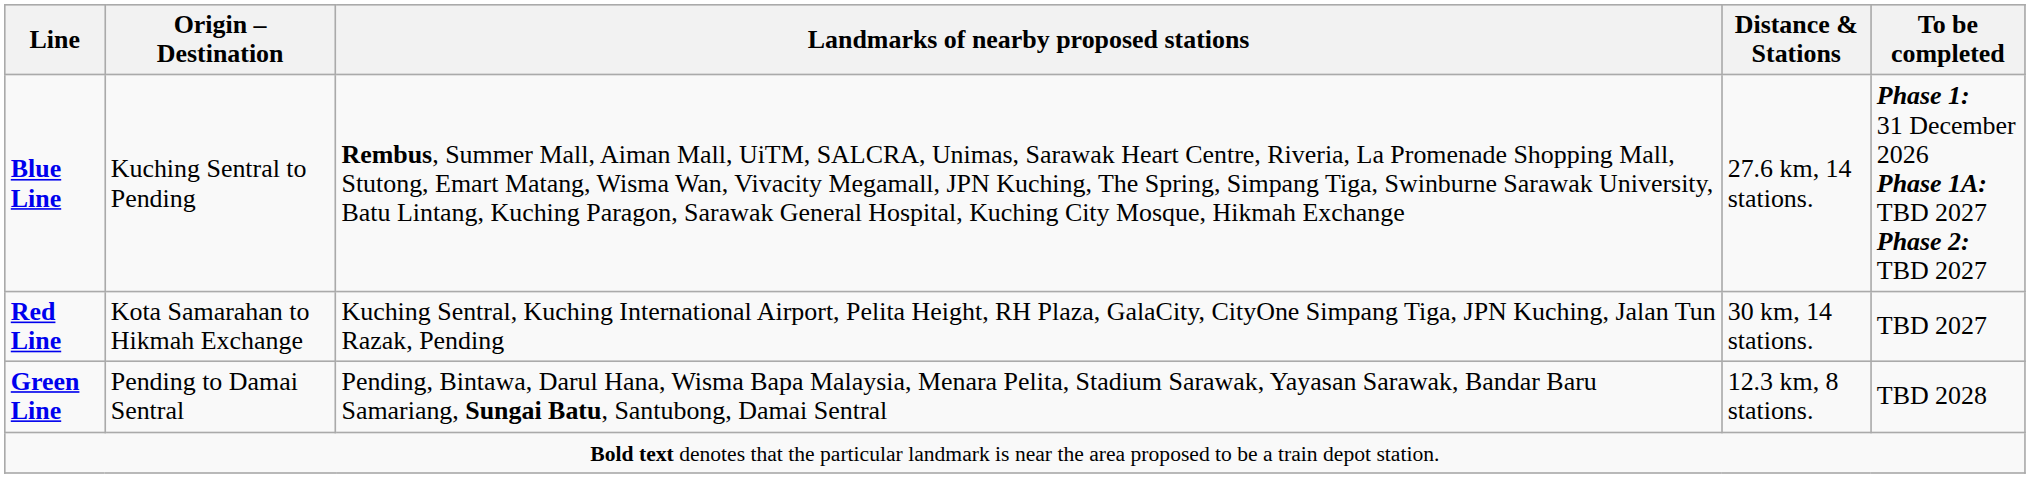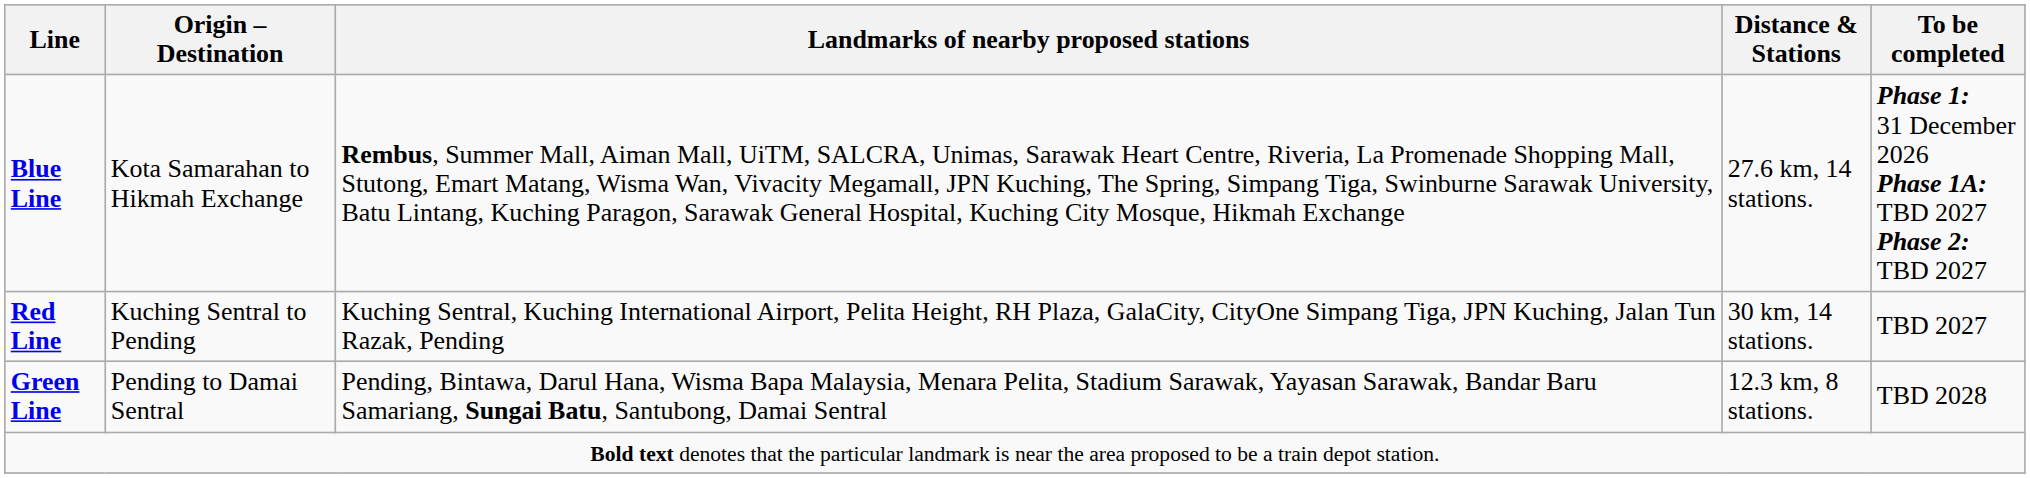(209, 182) Kuching Sentral to Pending -> (210, 182) Kota Samarahan to Hikmah Exchange
(210, 325) Kota Samarahan to Hikmah Exchange -> (209, 325) Kuching Sentral to Pending
